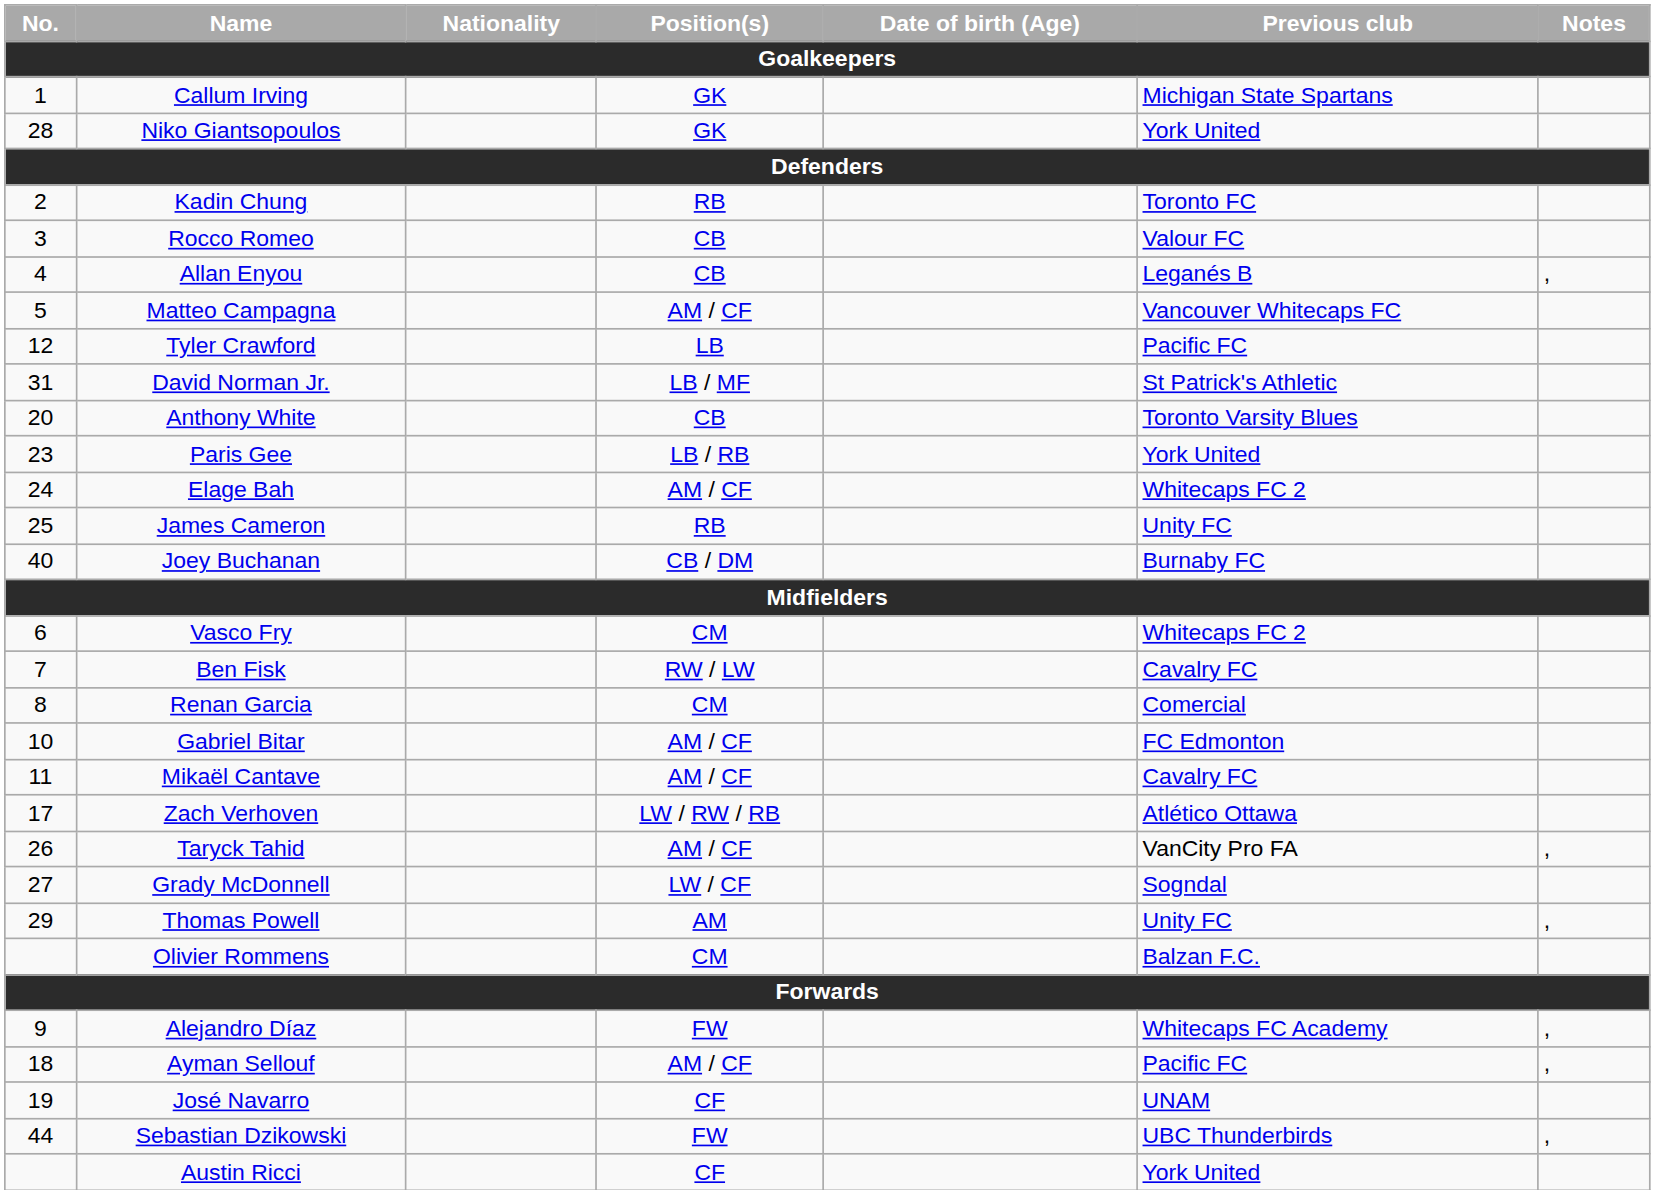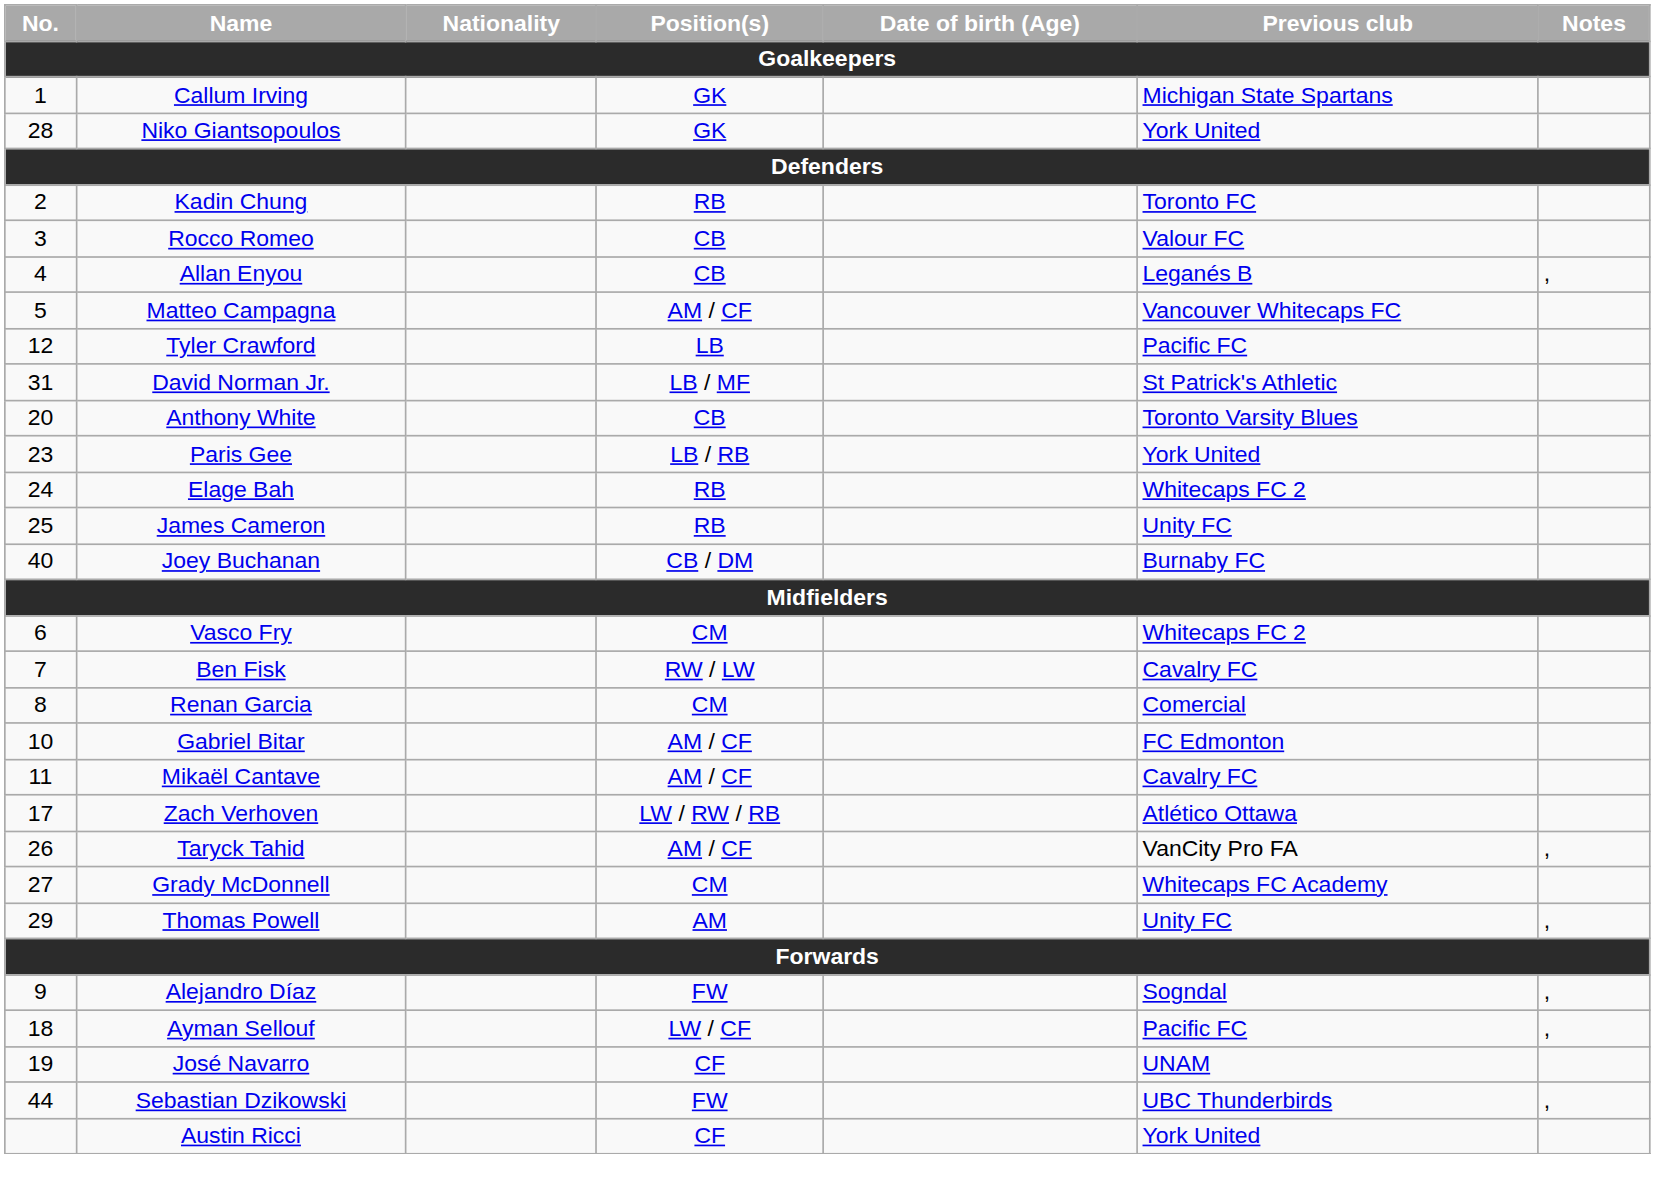(710, 489) AM / CF -> (710, 489) RB
(710, 884) LW / CF -> (710, 884) CM
(1185, 884) Sogndal -> (1265, 884) Whitecaps FC Academy
- row: (241, 956)
(1265, 1028) Whitecaps FC Academy -> (1185, 992) Sogndal
(710, 1064) AM / CF -> (710, 1028) LW / CF
